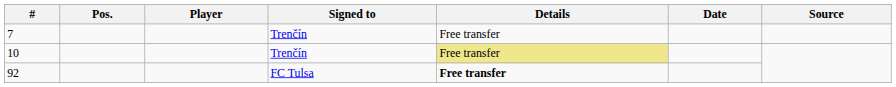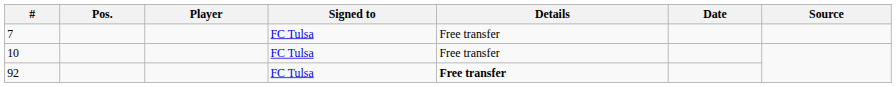(289, 34) Trenčín -> (292, 34) FC Tulsa
(289, 53) Trenčín -> (292, 53) FC Tulsa
(469, 53) khaki background -> (469, 53) no background
